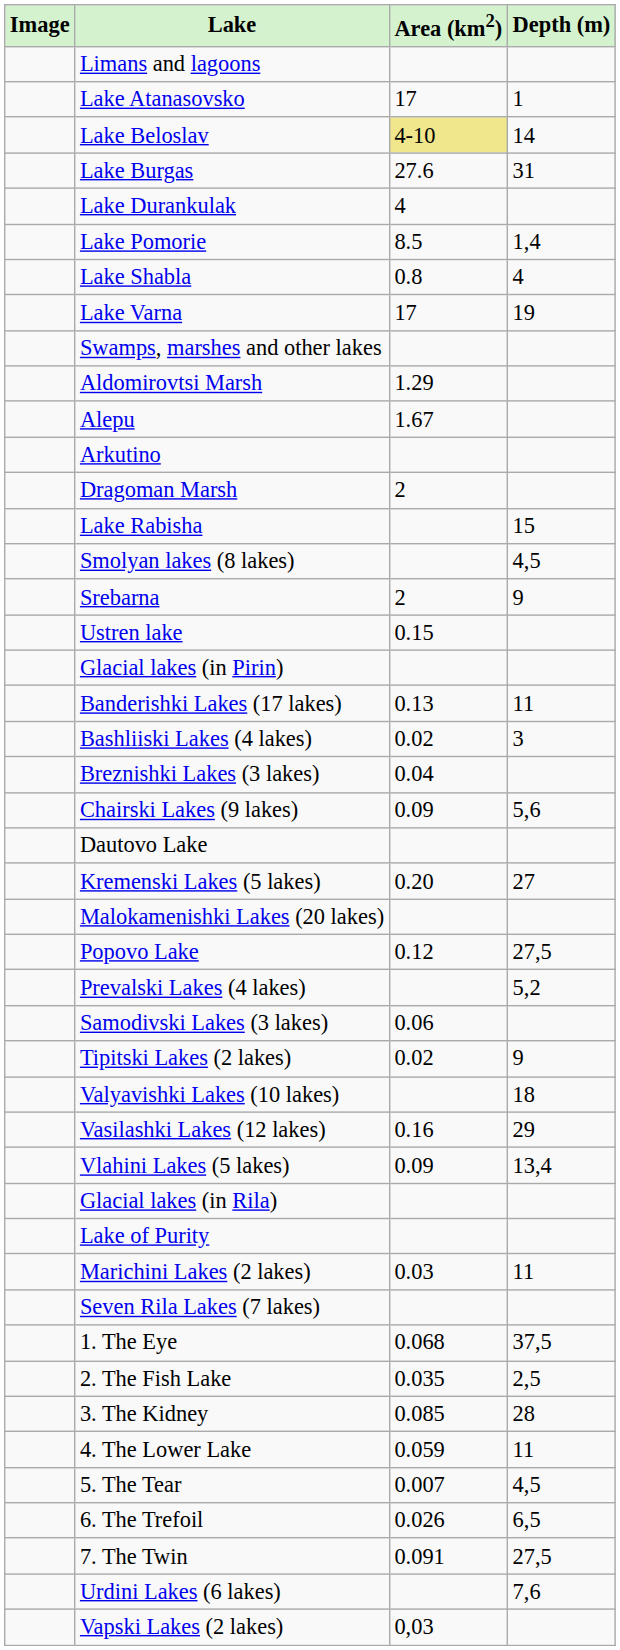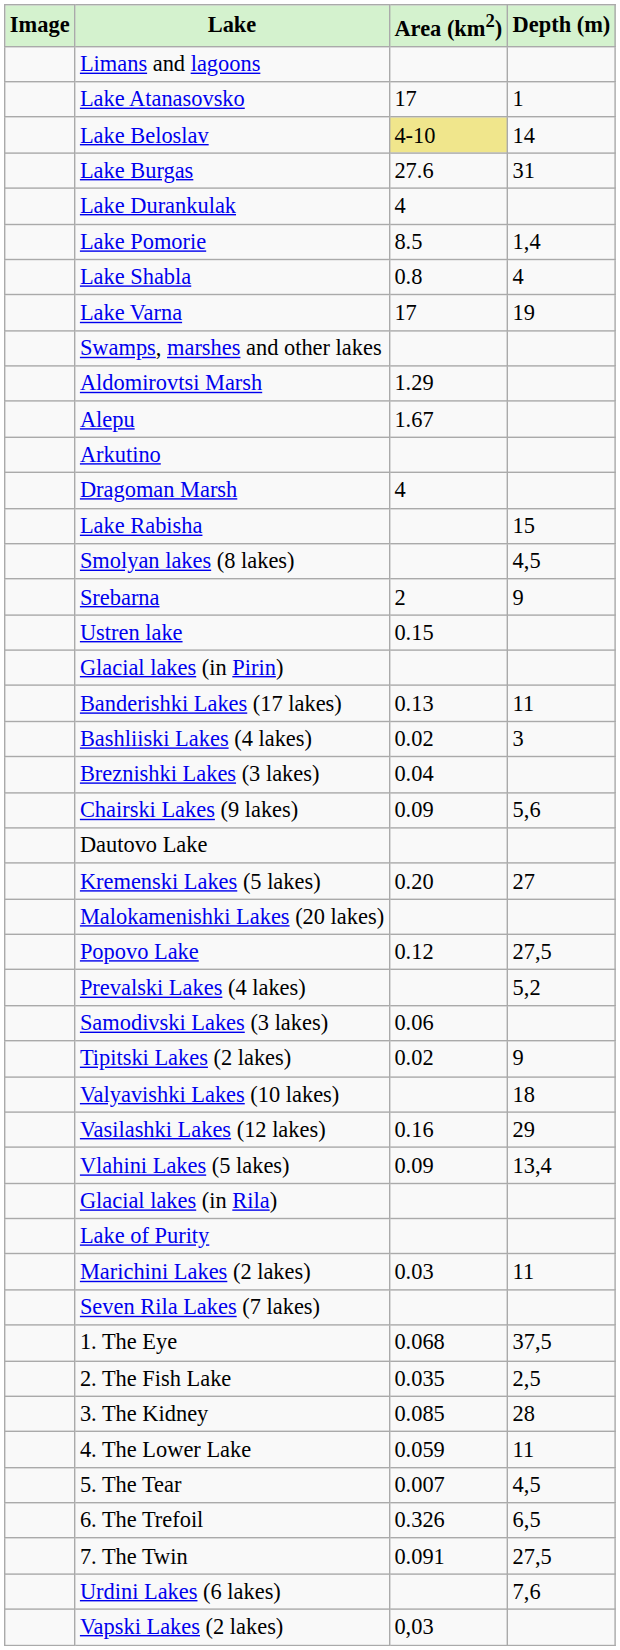(400, 490) 2 -> (400, 490) 4
(420, 1520) 0.026 -> (420, 1520) 0.326
